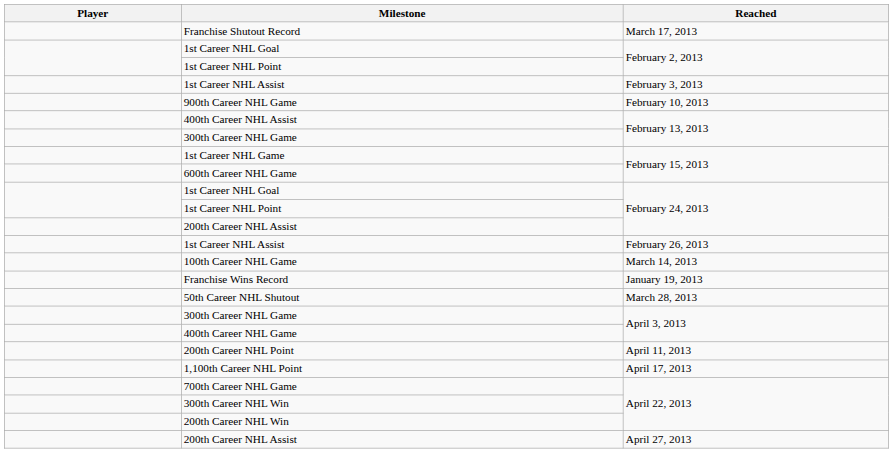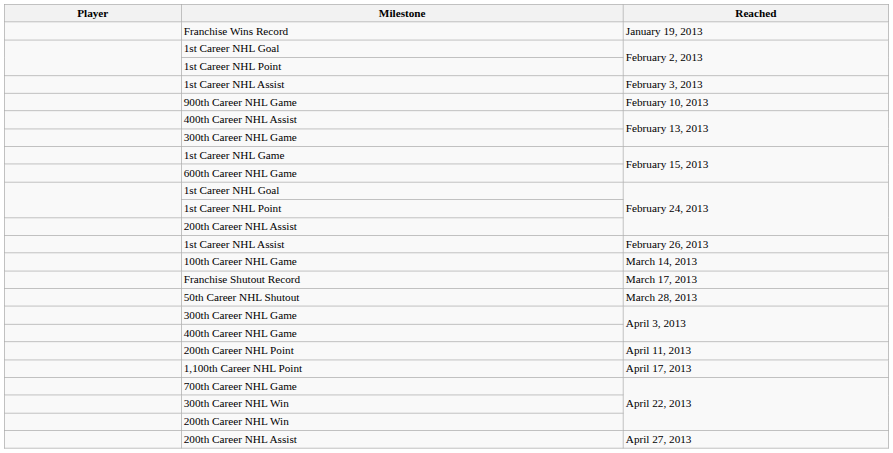rows swapped: (236, 279) <-> (242, 31)
